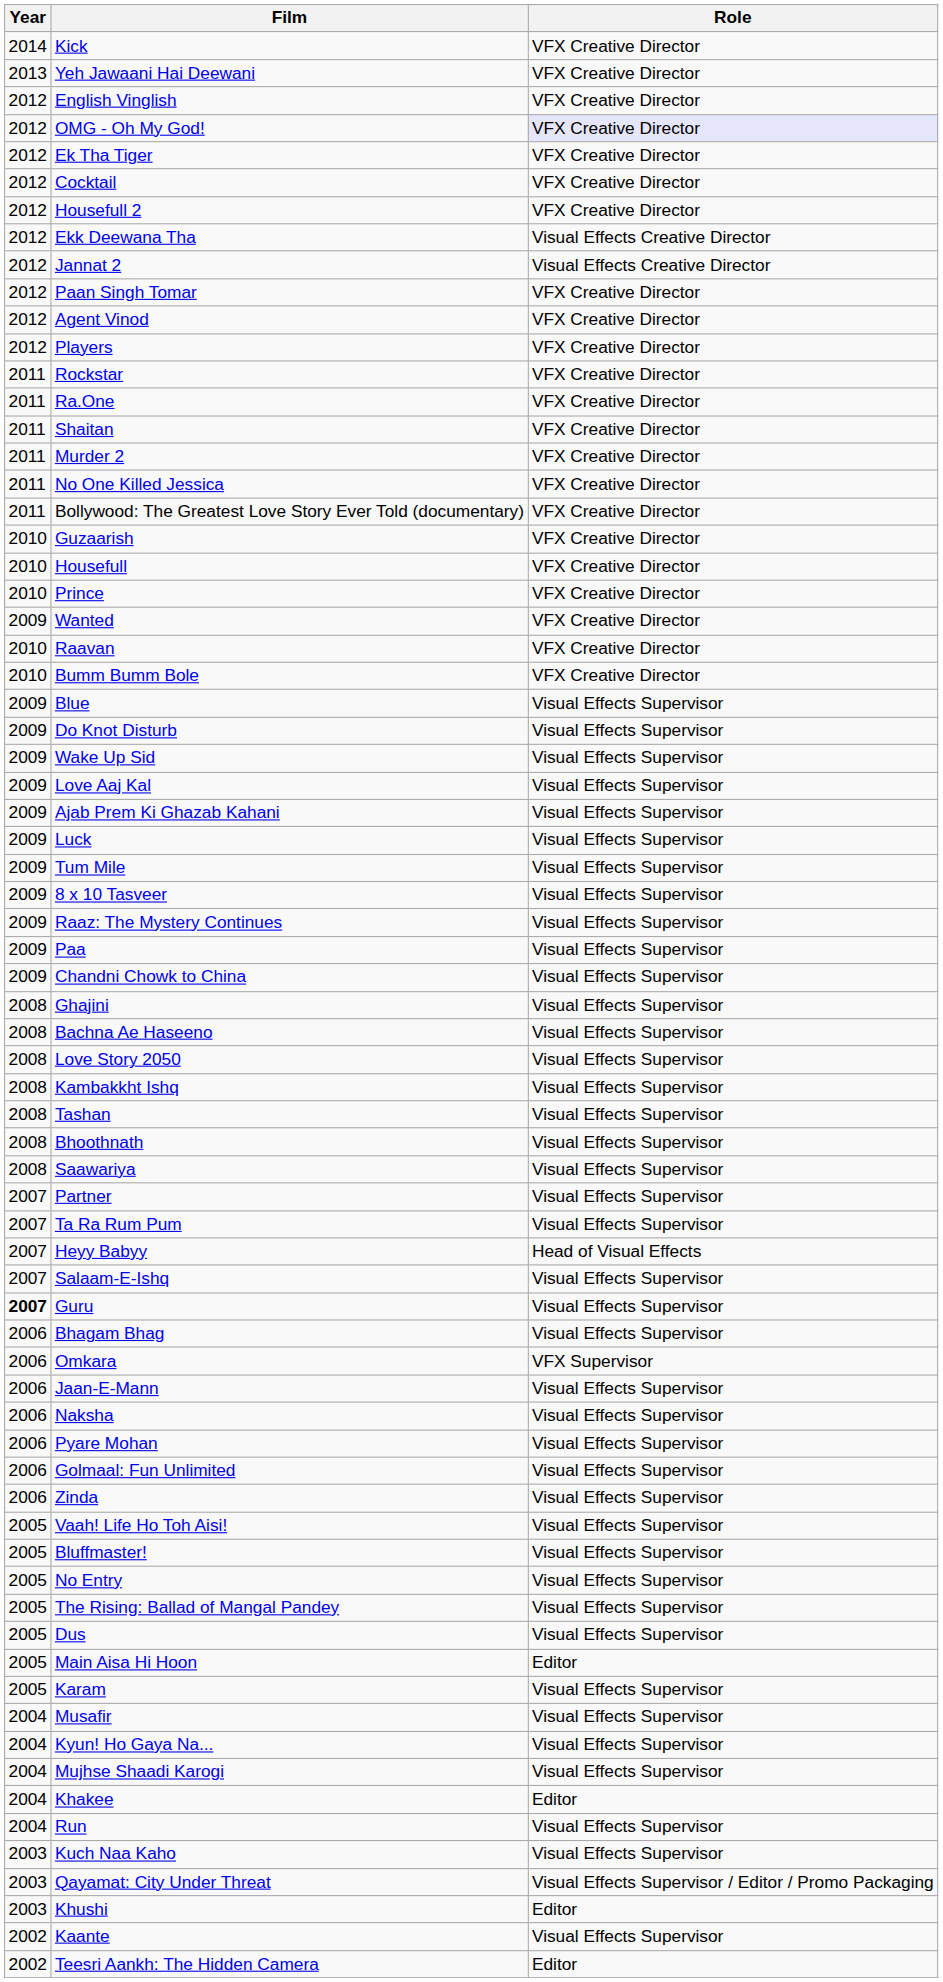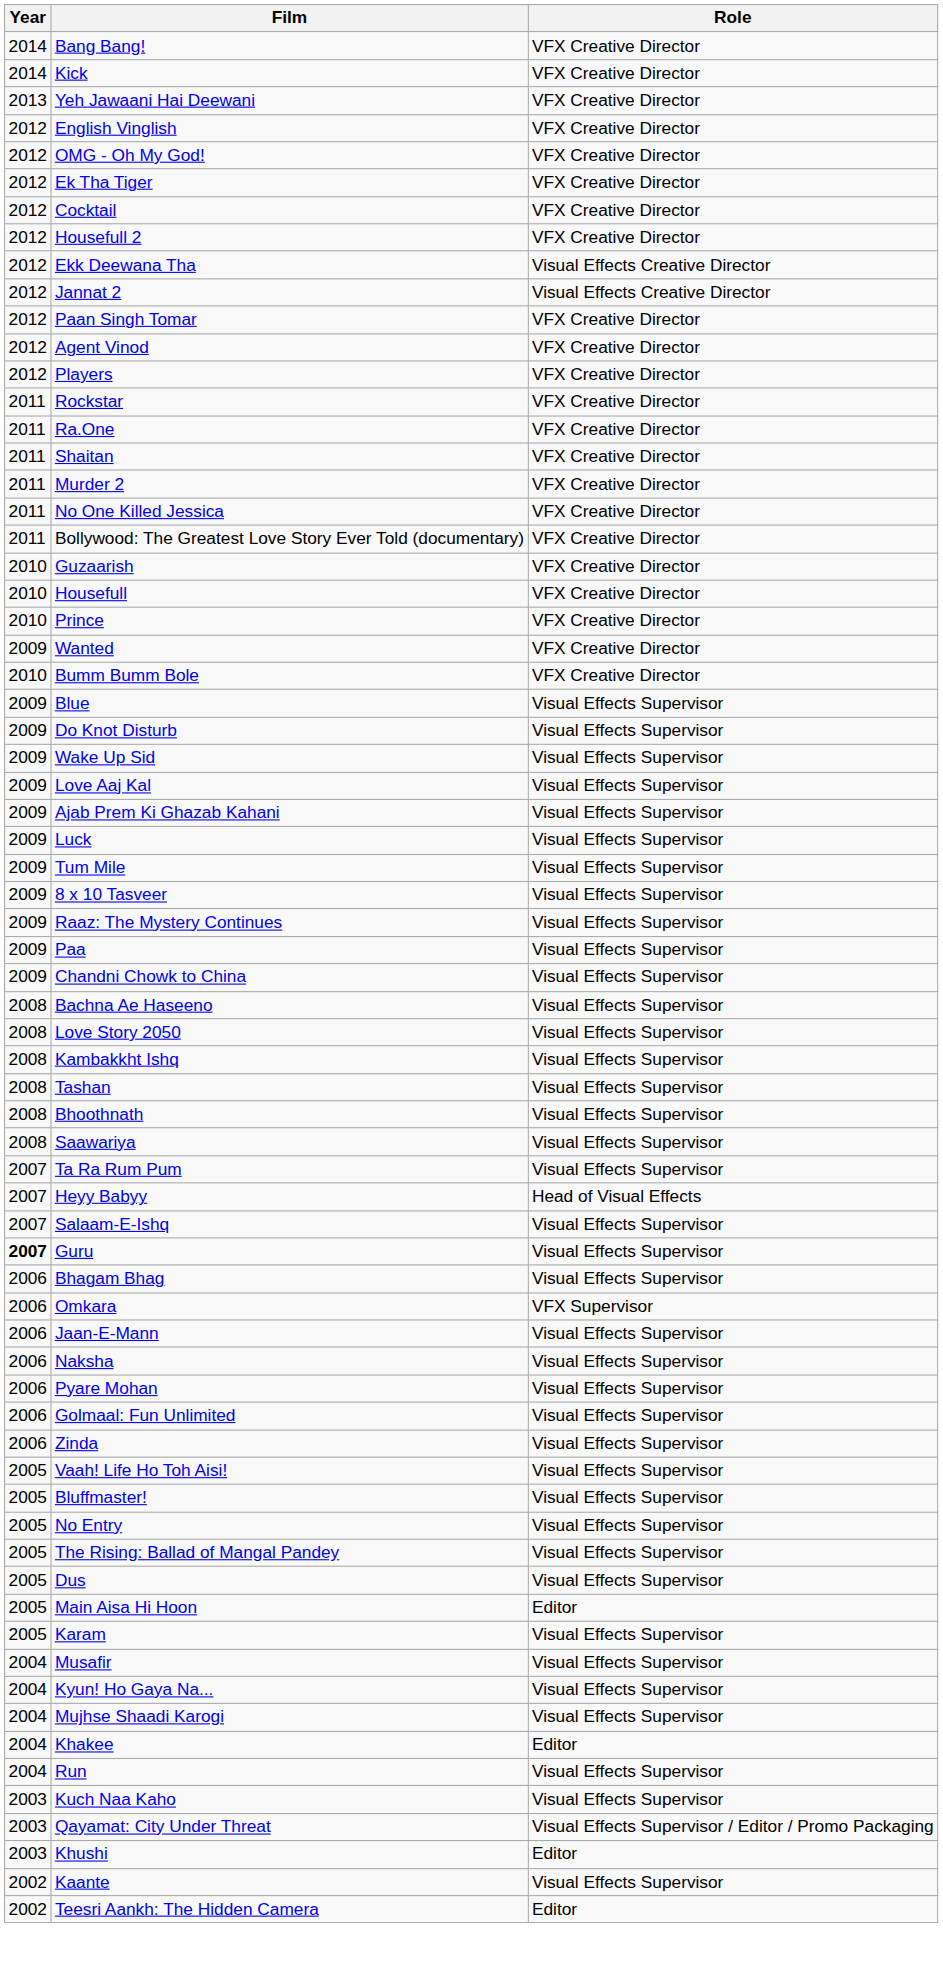+ row: (100, 45)
(616, 127) lavender background -> (616, 155) no background
- row: (85, 648)
- row: (82, 1004)
- row: (83, 1196)
